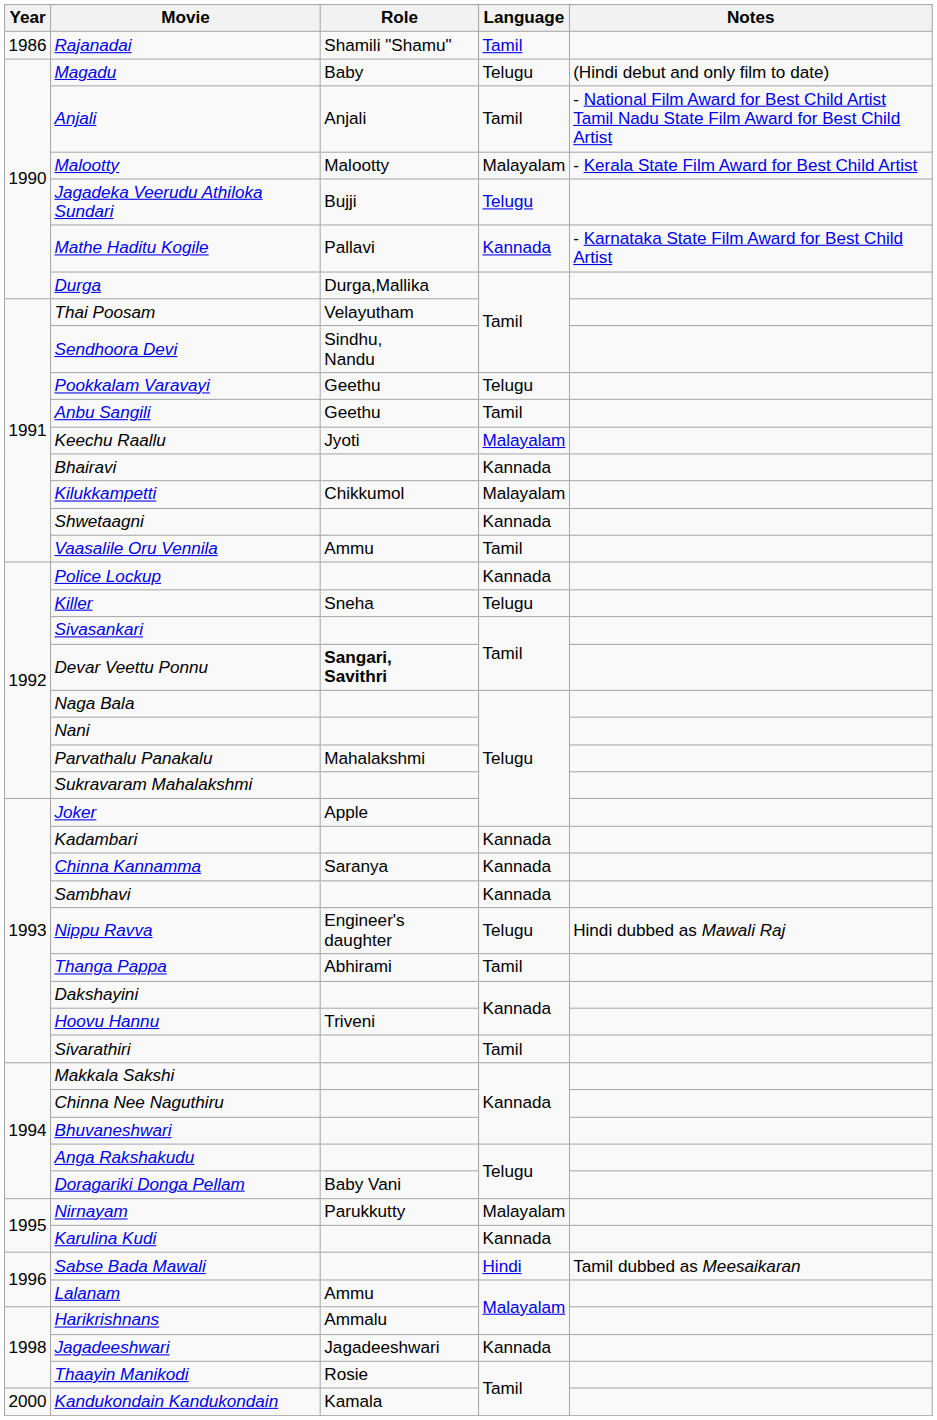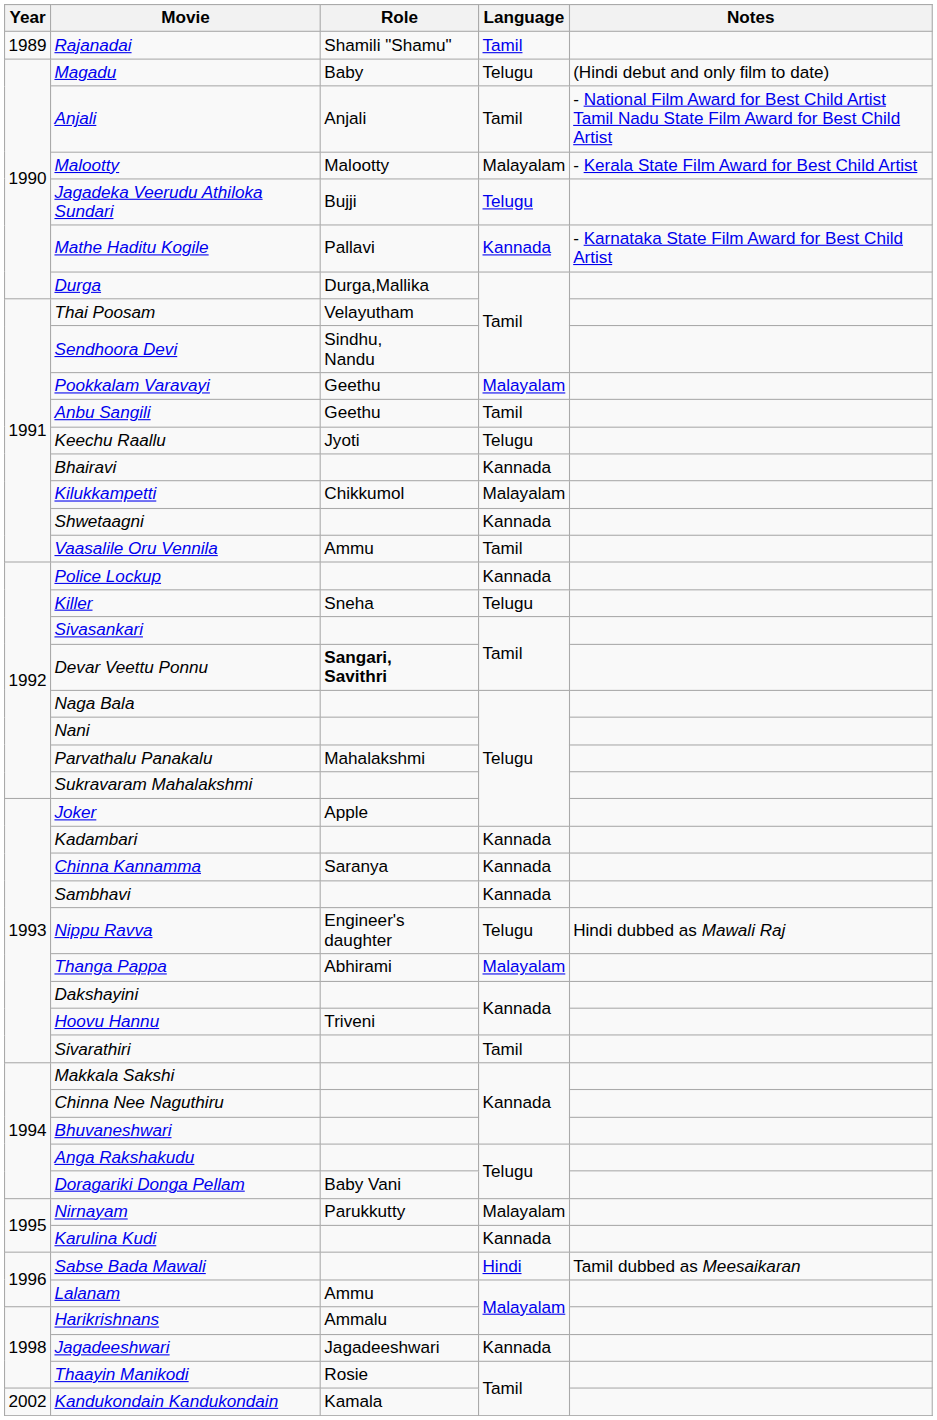(28, 45) 1986 -> (28, 45) 1989
(508, 385) Telugu -> (524, 385) Malayalam
(524, 440) Malayalam -> (508, 440) Telugu
(502, 967) Tamil -> (524, 967) Malayalam
(28, 1401) 2000 -> (28, 1401) 2002
